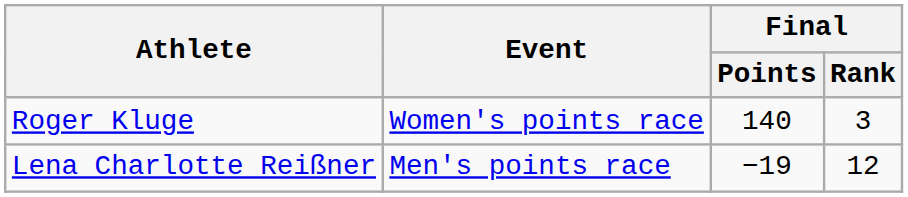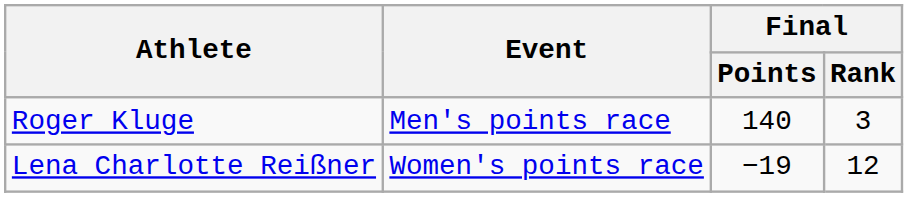(547, 121) Women's points race -> (530, 121) Men's points race
(530, 167) Men's points race -> (547, 167) Women's points race
